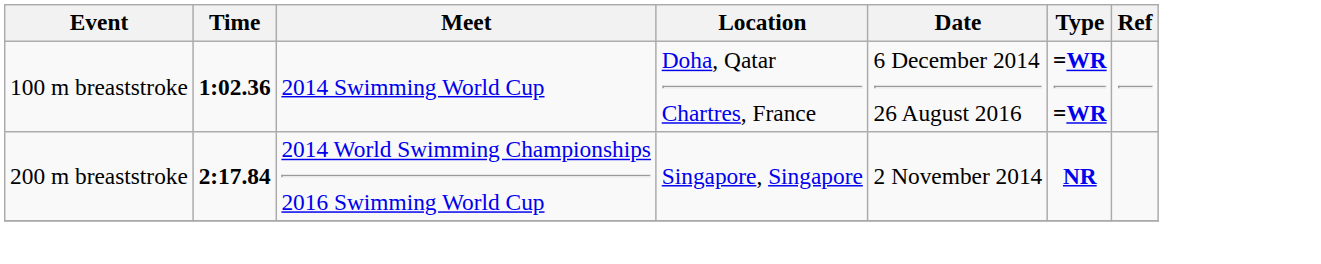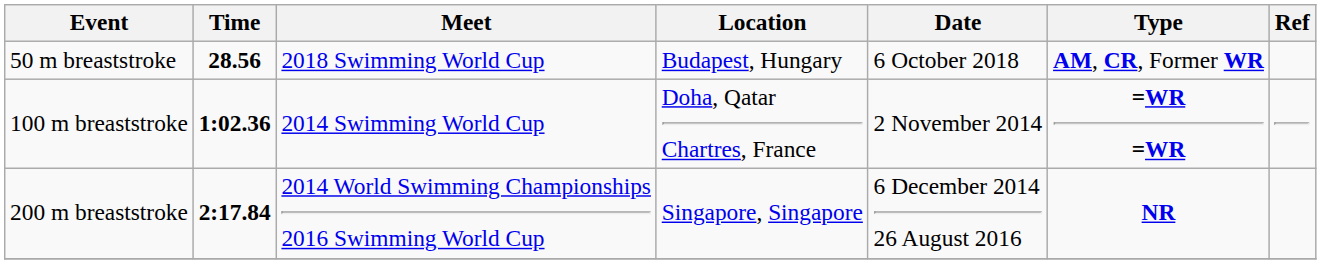+ row: (93, 60)
(958, 86) 6 December 2014 26 August 2016 -> (958, 123) 2 November 2014
(958, 175) 2 November 2014 -> (958, 213) 6 December 2014 26 August 2016
